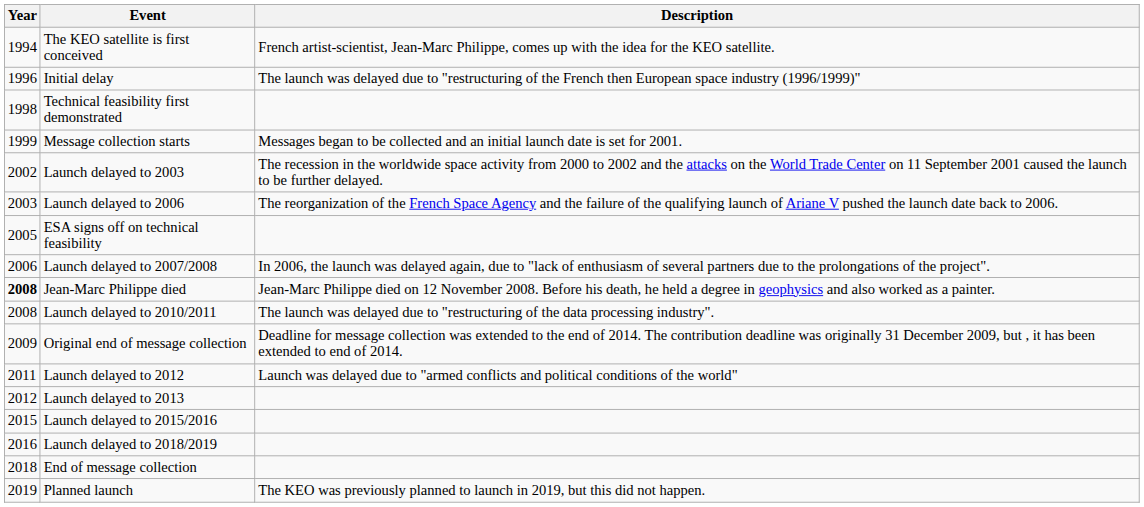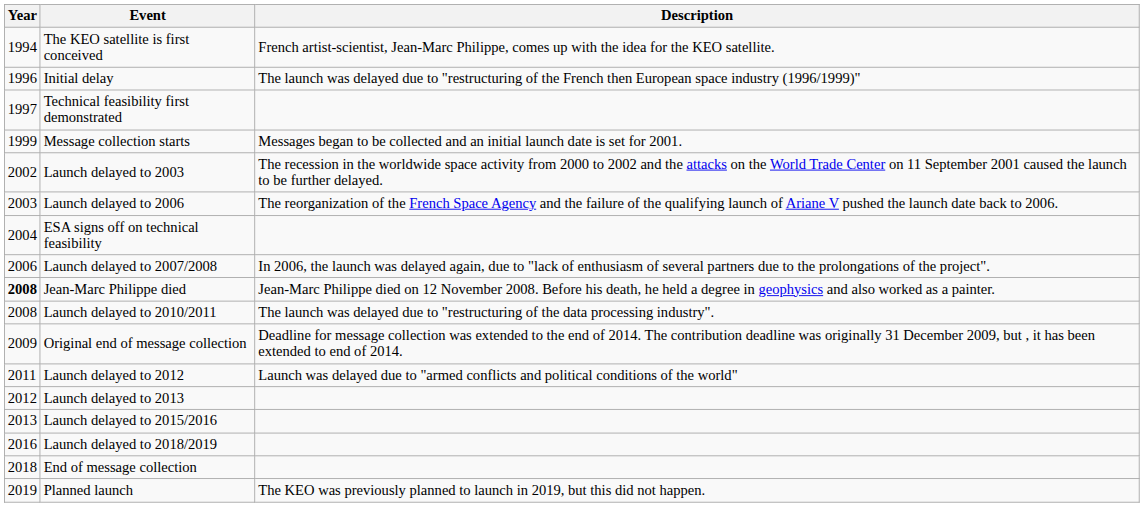(22, 109) 1998 -> (22, 109) 1997
(22, 235) 2005 -> (22, 235) 2004
(22, 421) 2015 -> (22, 421) 2013
